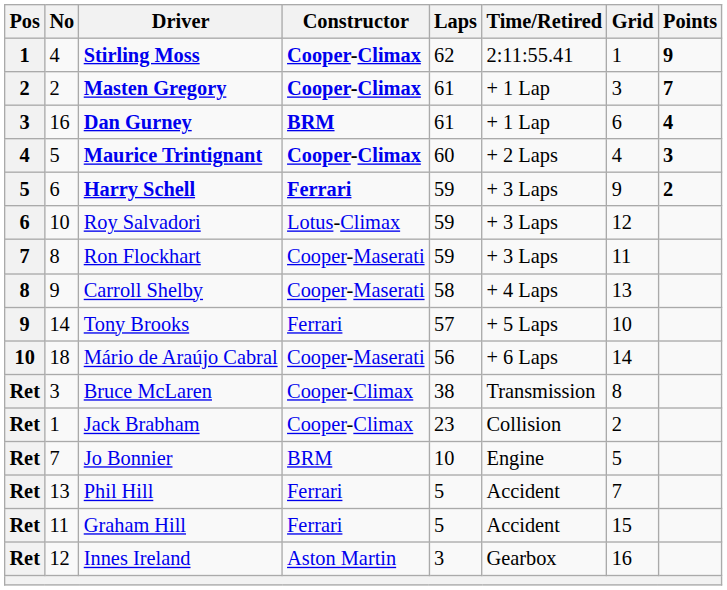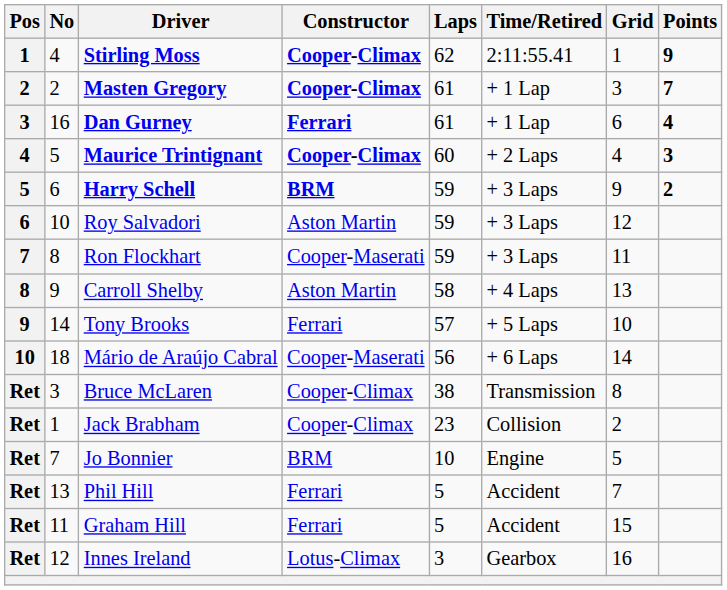(311, 122) BRM -> (319, 122) Ferrari
(319, 189) Ferrari -> (311, 189) BRM
(344, 222) Lotus-Climax -> (342, 222) Aston Martin
(356, 290) Cooper-Maserati -> (342, 290) Aston Martin
(342, 558) Aston Martin -> (344, 558) Lotus-Climax
